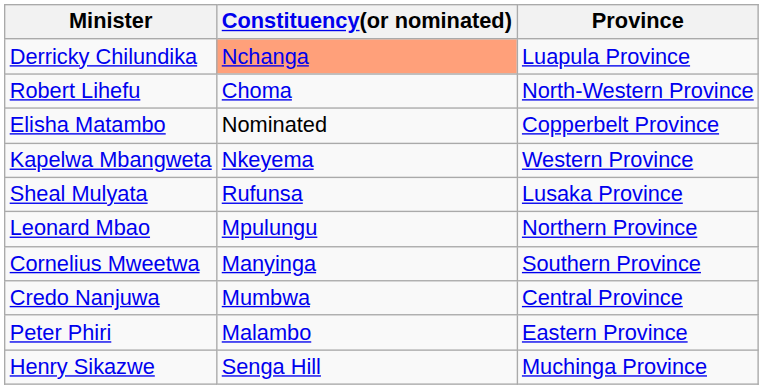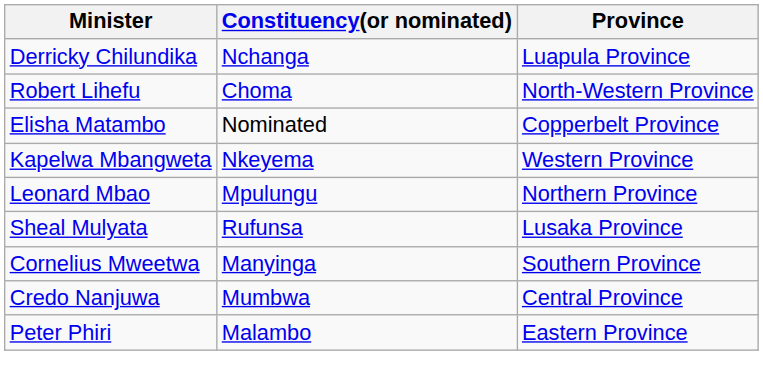(265, 56) lightsalmon background -> (265, 56) no background
rows swapped: (80, 228) <-> (79, 194)
- row: (82, 366)
